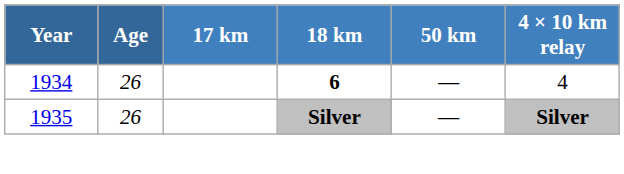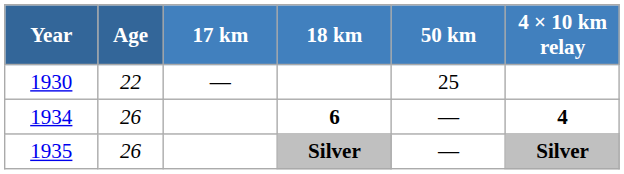+ row: (51, 81)
(563, 81) normal -> (563, 116) bold
